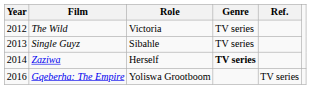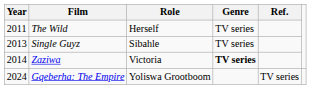(17, 28) 2012 -> (17, 28) 2011
(145, 28) Victoria -> (144, 28) Herself
(144, 60) Herself -> (145, 60) Victoria
(17, 76) 2016 -> (17, 76) 2024
